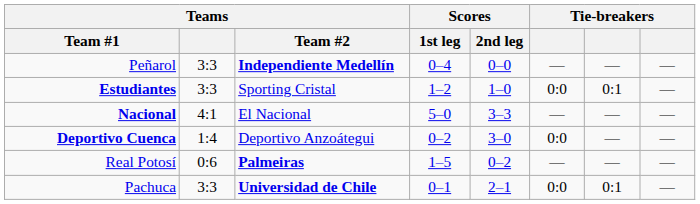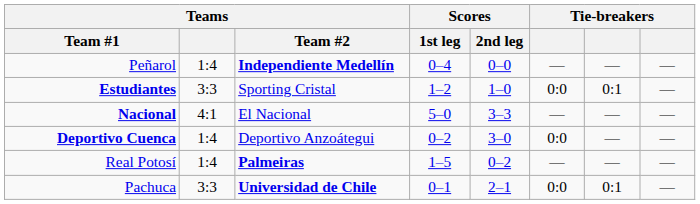(207, 65) 3:3 -> (207, 65) 1:4
(207, 162) 0:6 -> (207, 162) 1:4
